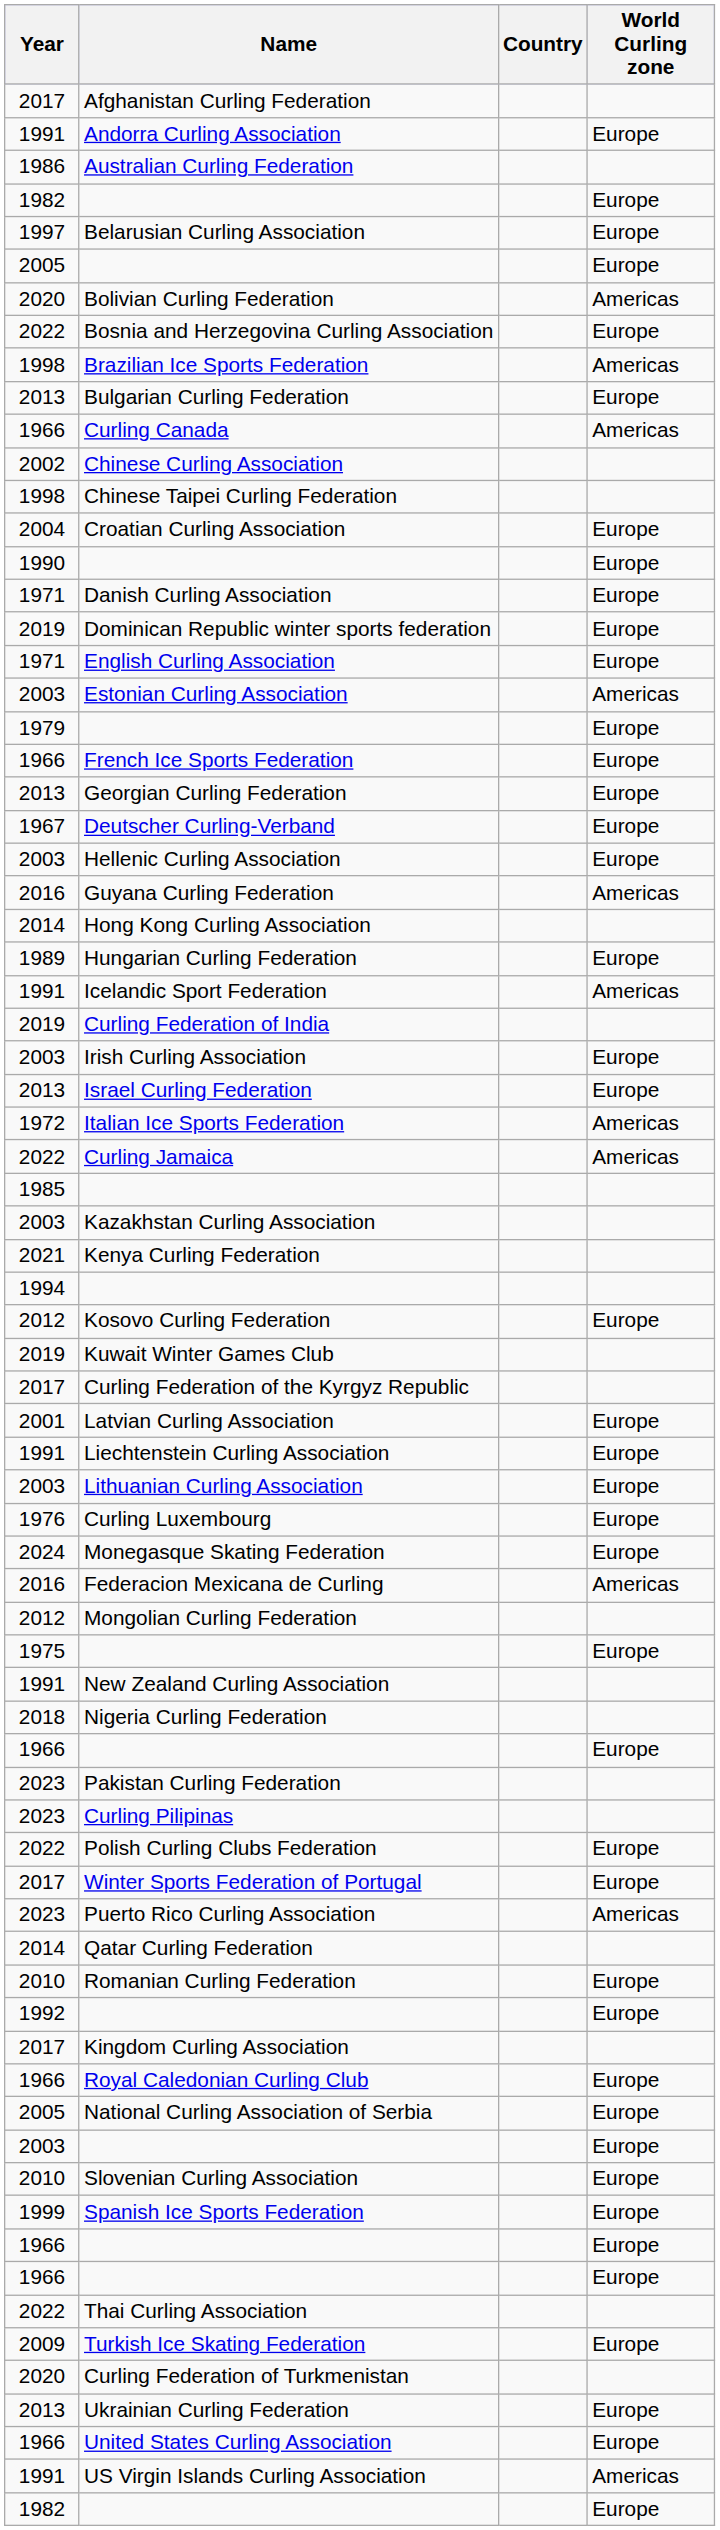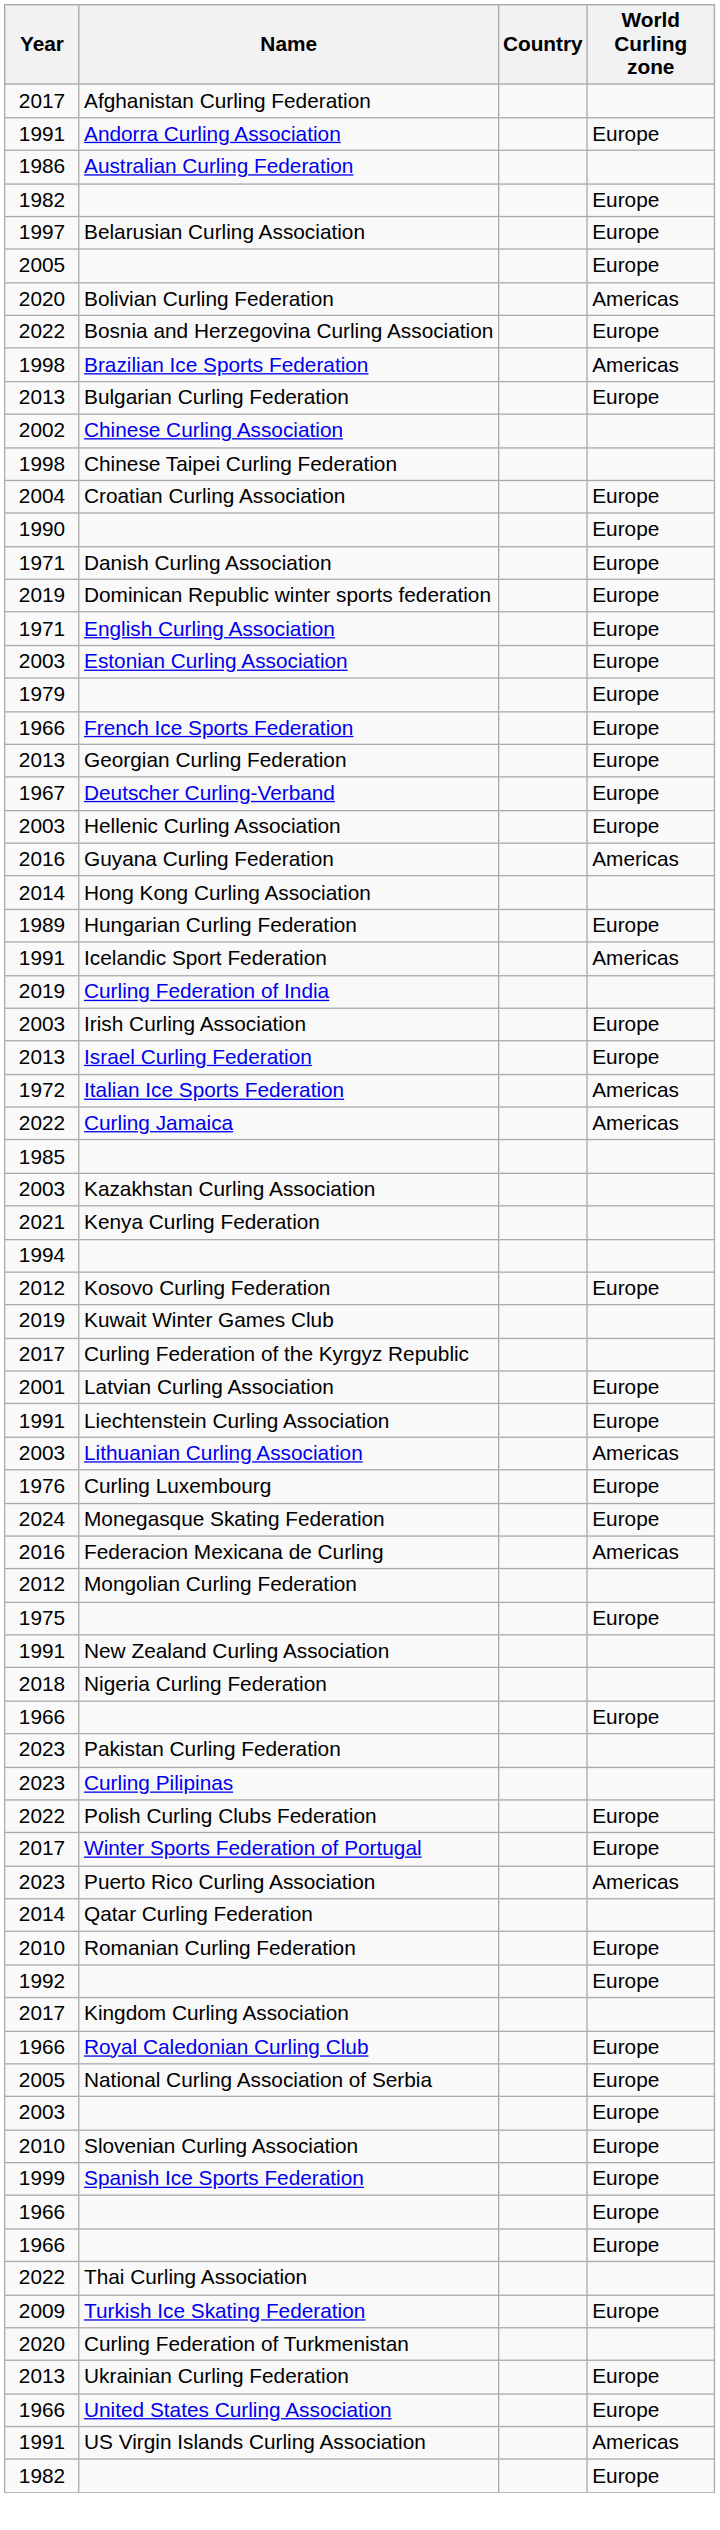- row: (42, 430)
(636, 694) Americas -> (626, 661) Europe
(626, 1486) Europe -> (636, 1453) Americas
